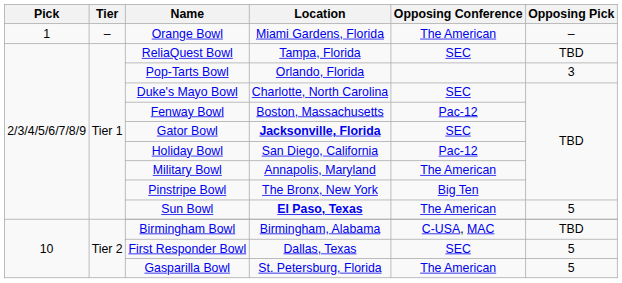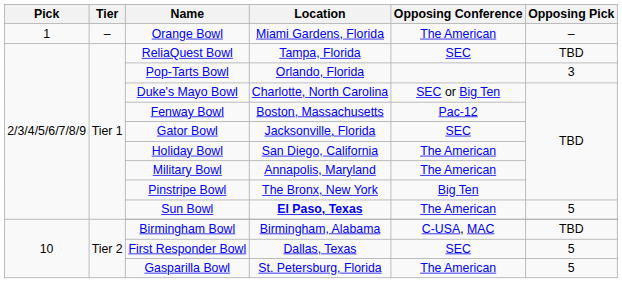(458, 92) SEC -> (458, 92) SEC or Big Ten
(320, 131) bold -> (320, 131) normal
(458, 151) Pac-12 -> (458, 151) The American
